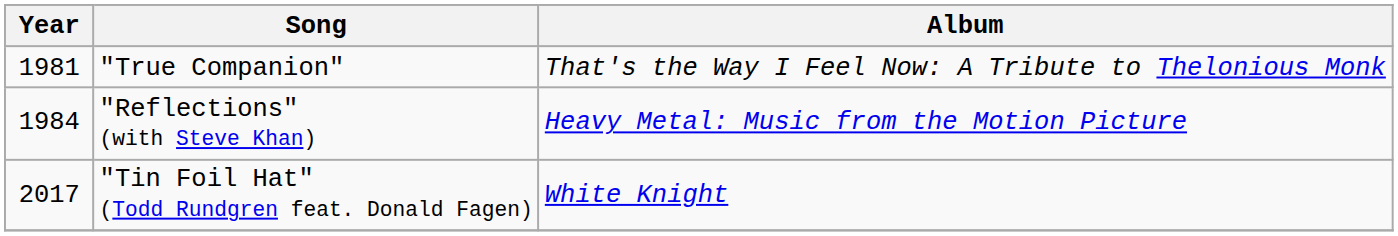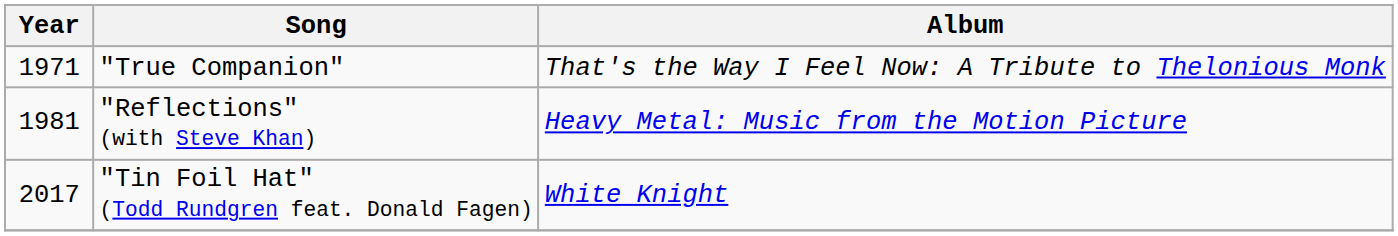(49, 67) 1981 -> (49, 67) 1971
(49, 123) 1984 -> (49, 123) 1981
